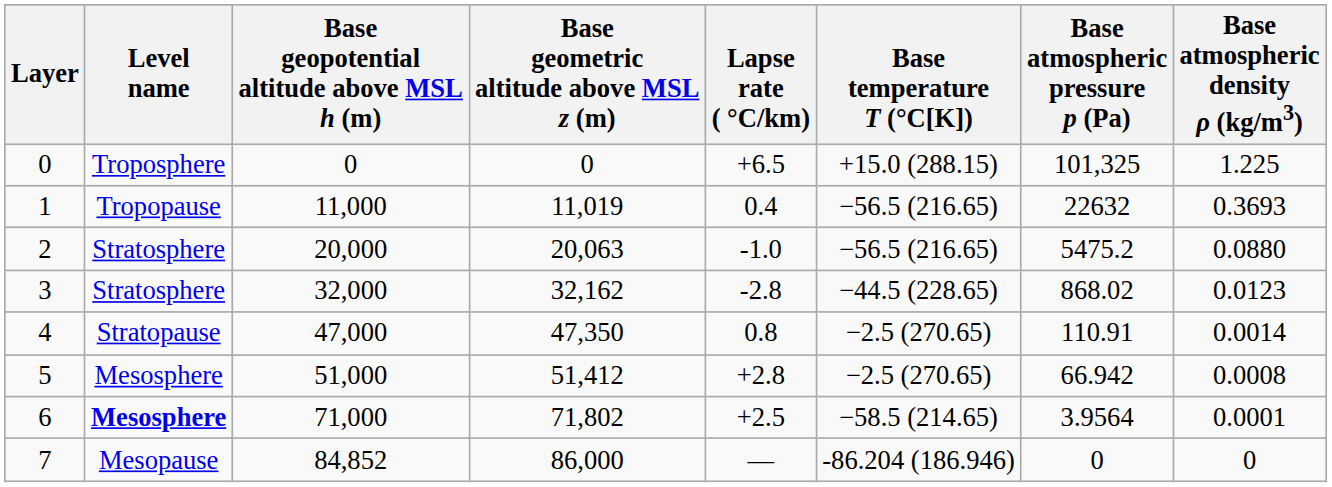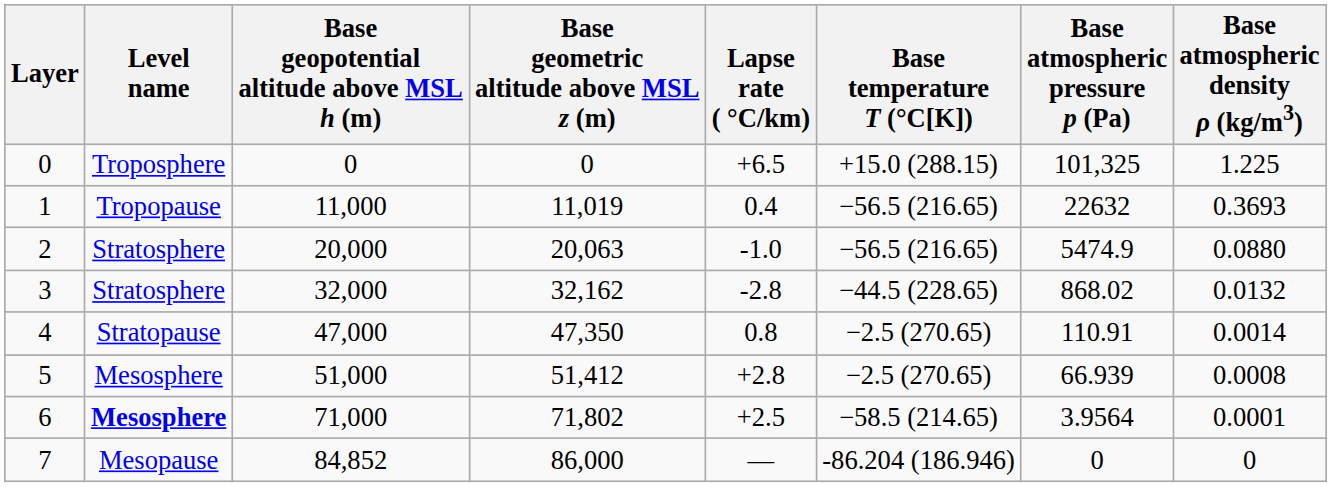(1097, 248) 5475.2 -> (1097, 248) 5474.9
(1250, 290) 0.0123 -> (1250, 290) 0.0132
(1097, 375) 66.942 -> (1097, 375) 66.939
